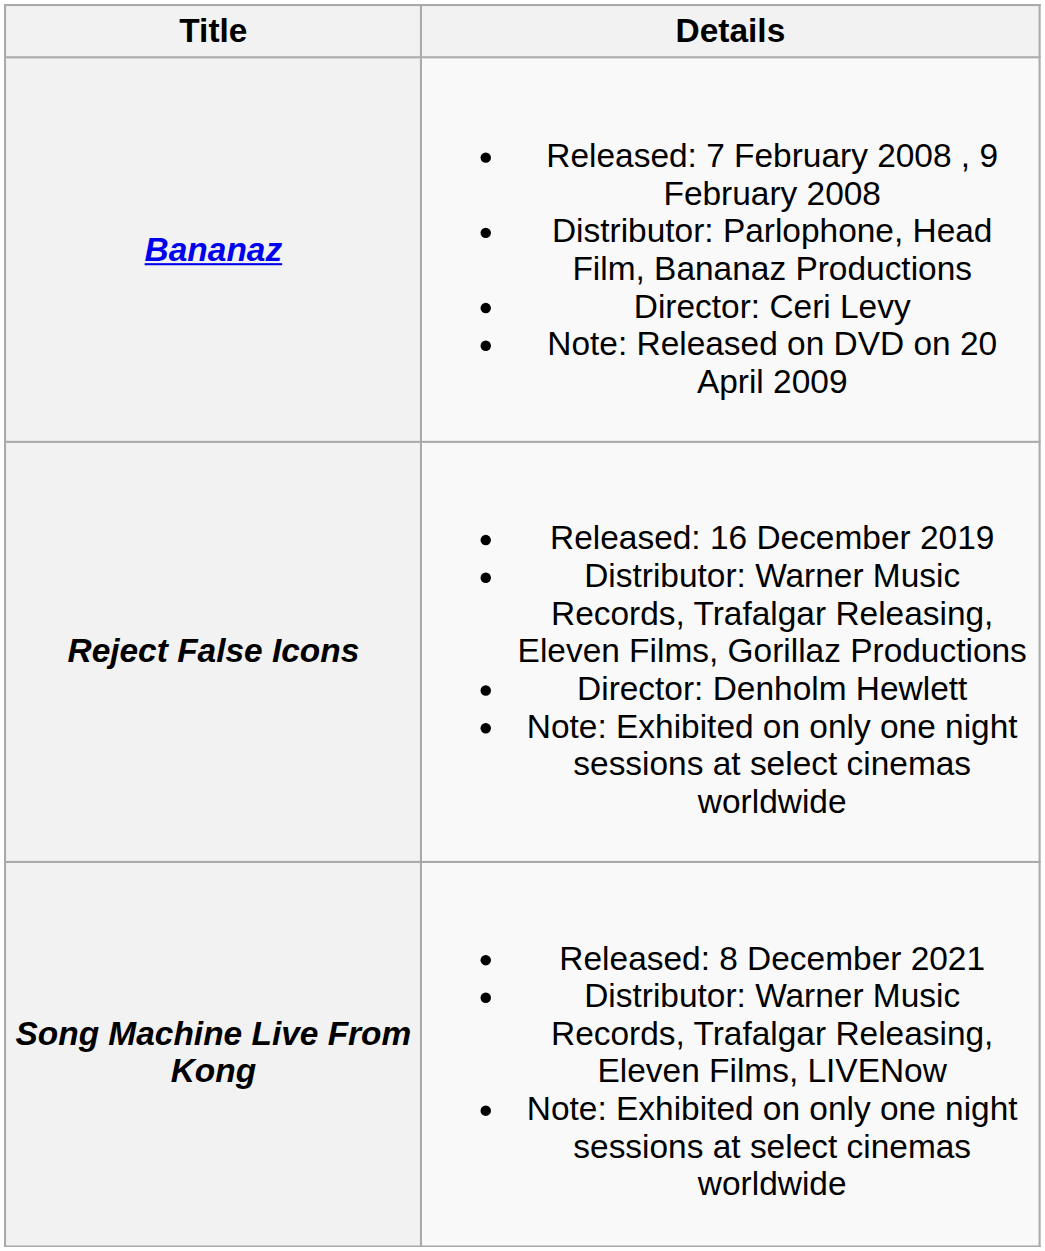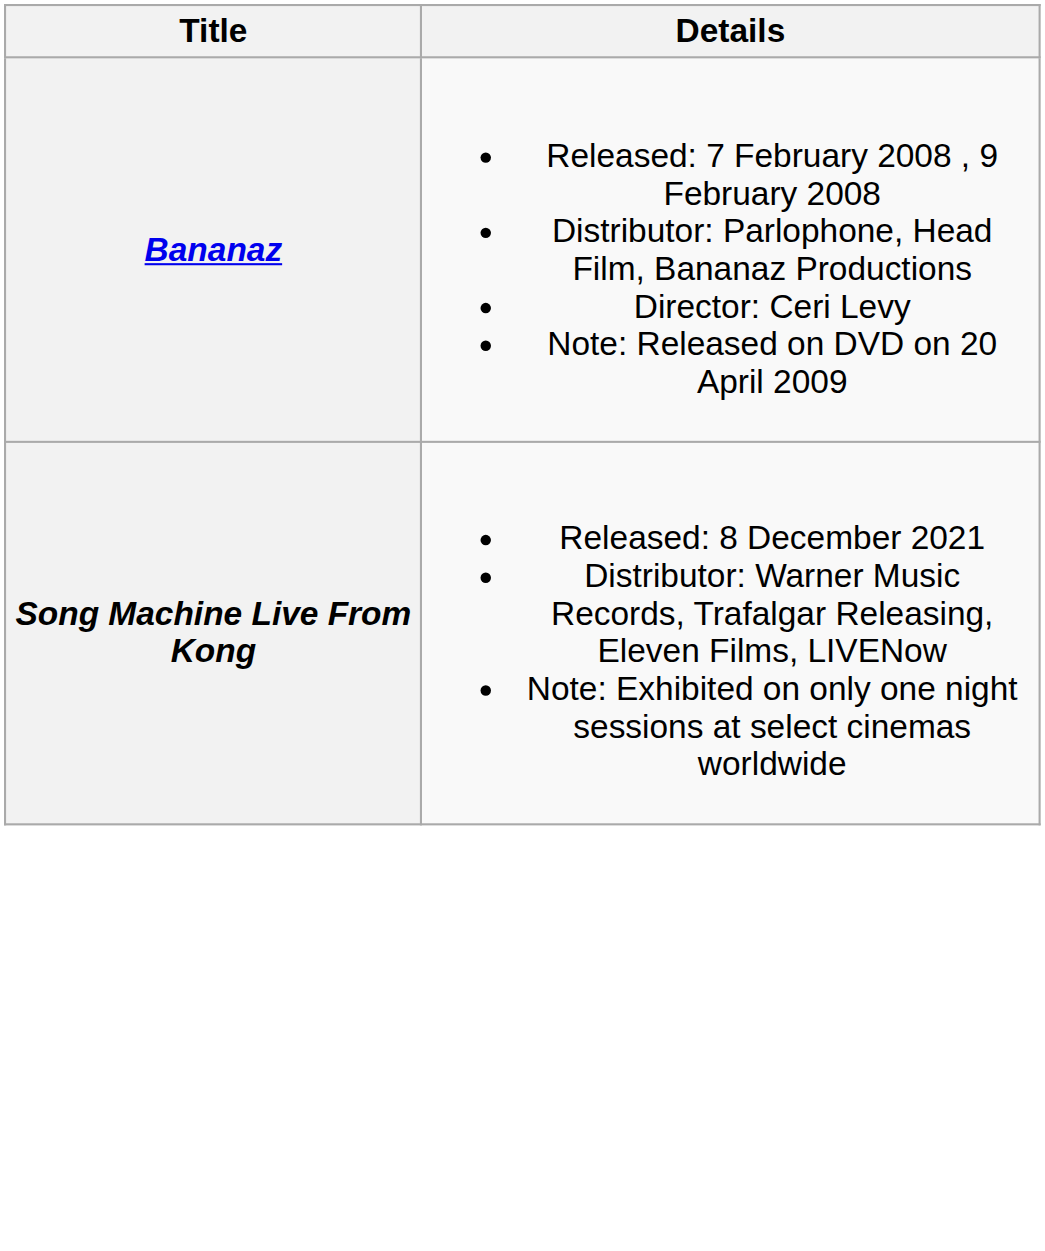- row: (213, 651)
